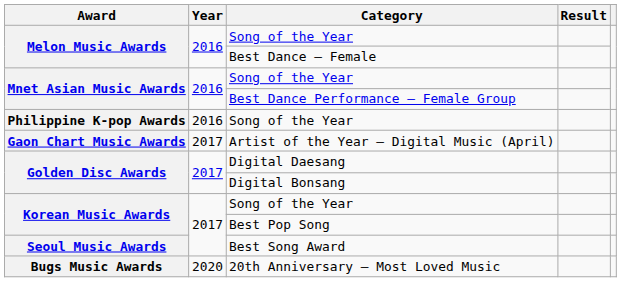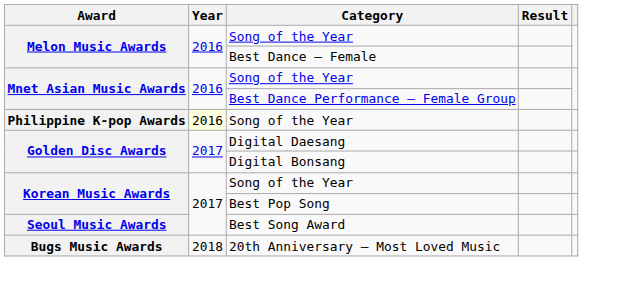(207, 120) no background -> (207, 120) lightyellow background
- row: (97, 141)
(207, 267) 2020 -> (207, 246) 2018
